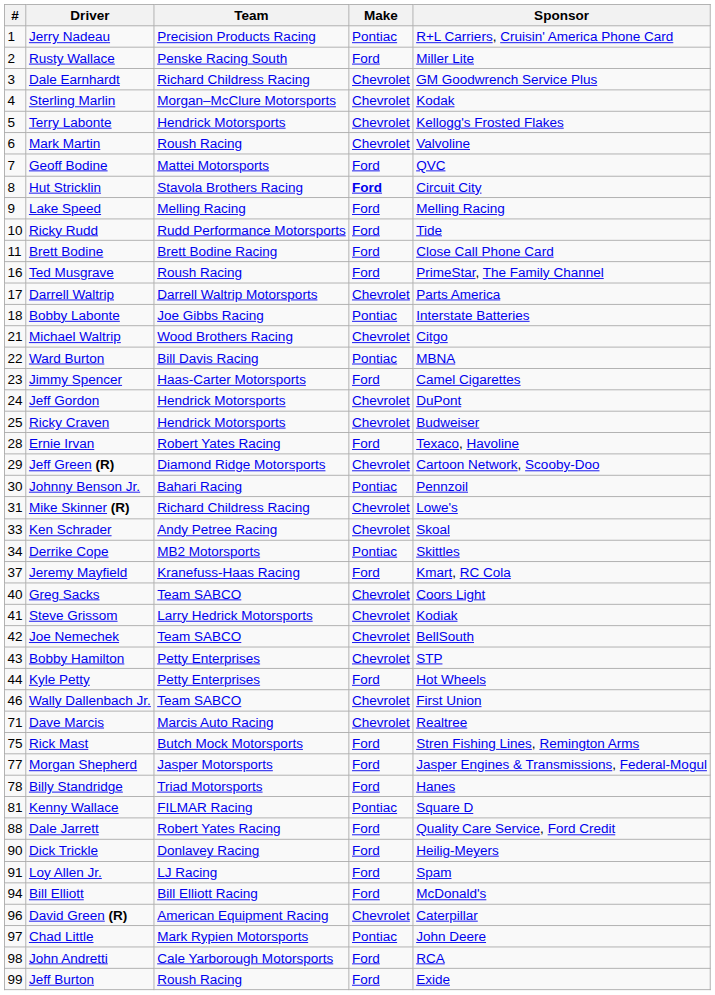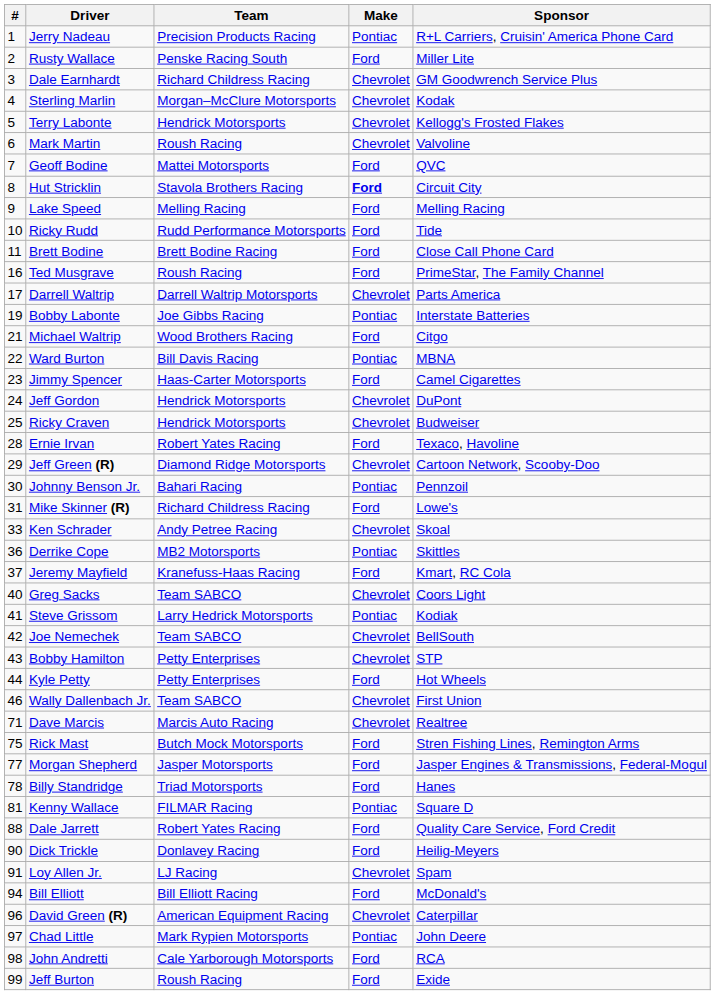(15, 315) 18 -> (15, 315) 19
(381, 337) Chevrolet -> (366, 337) Ford
(381, 508) Chevrolet -> (366, 508) Ford
(15, 551) 34 -> (15, 551) 36
(381, 615) Chevrolet -> (375, 615) Pontiac
(366, 872) Ford -> (381, 872) Chevrolet
